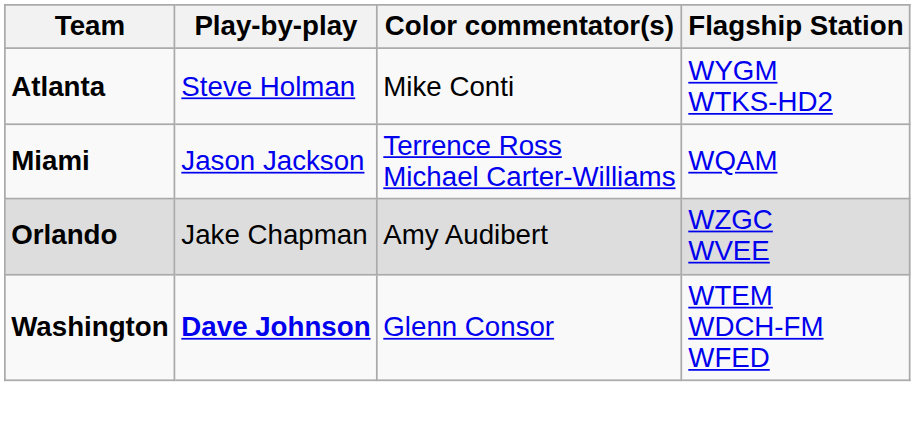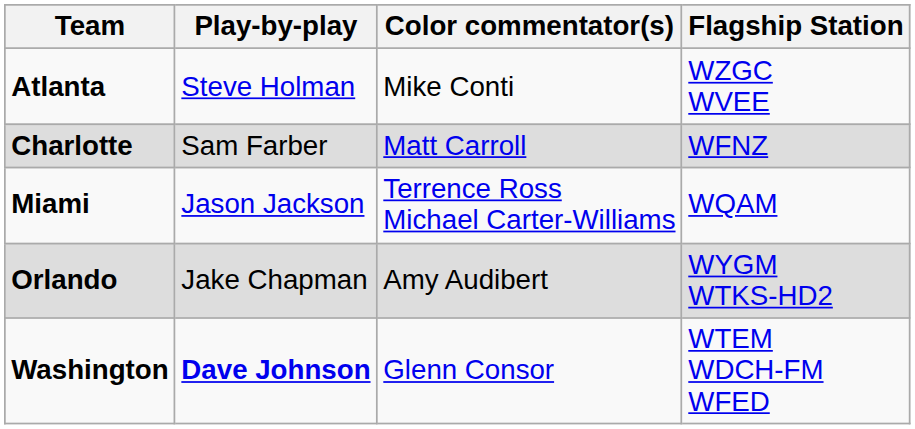(761, 85) WYGM WTKS-HD2 -> (731, 85) WZGC WVEE
+ row: (72, 145)
(731, 235) WZGC WVEE -> (761, 279) WYGM WTKS-HD2
